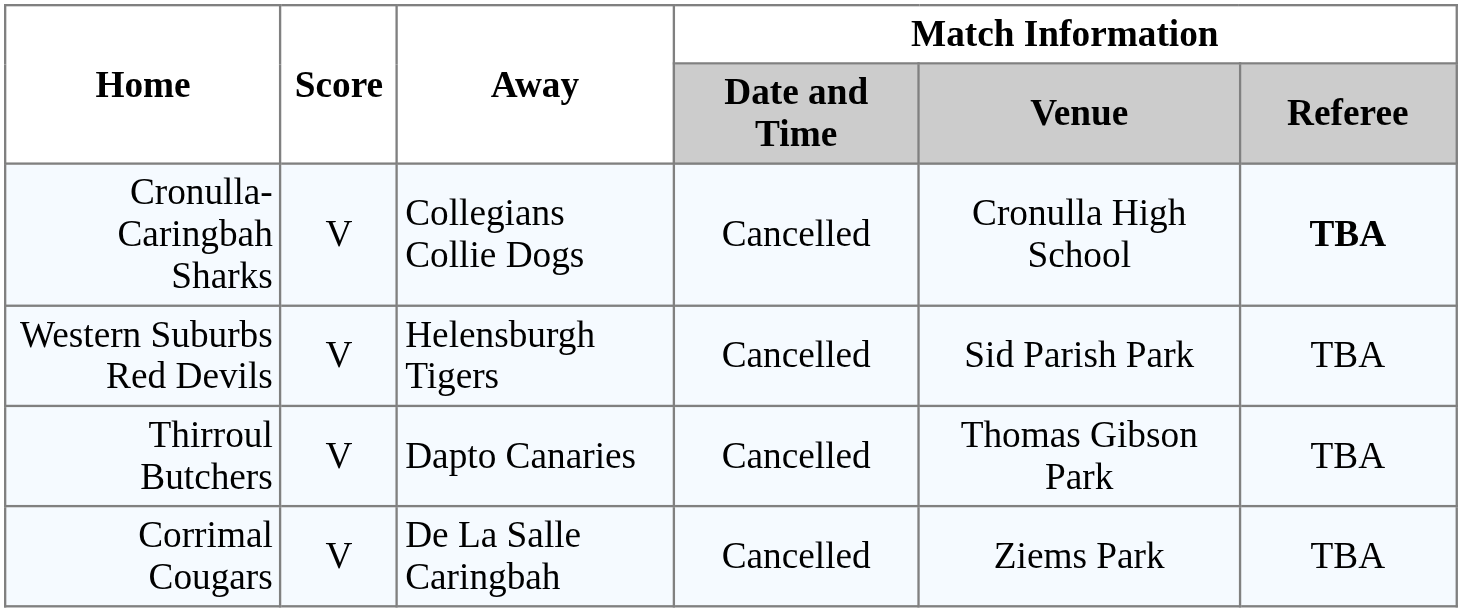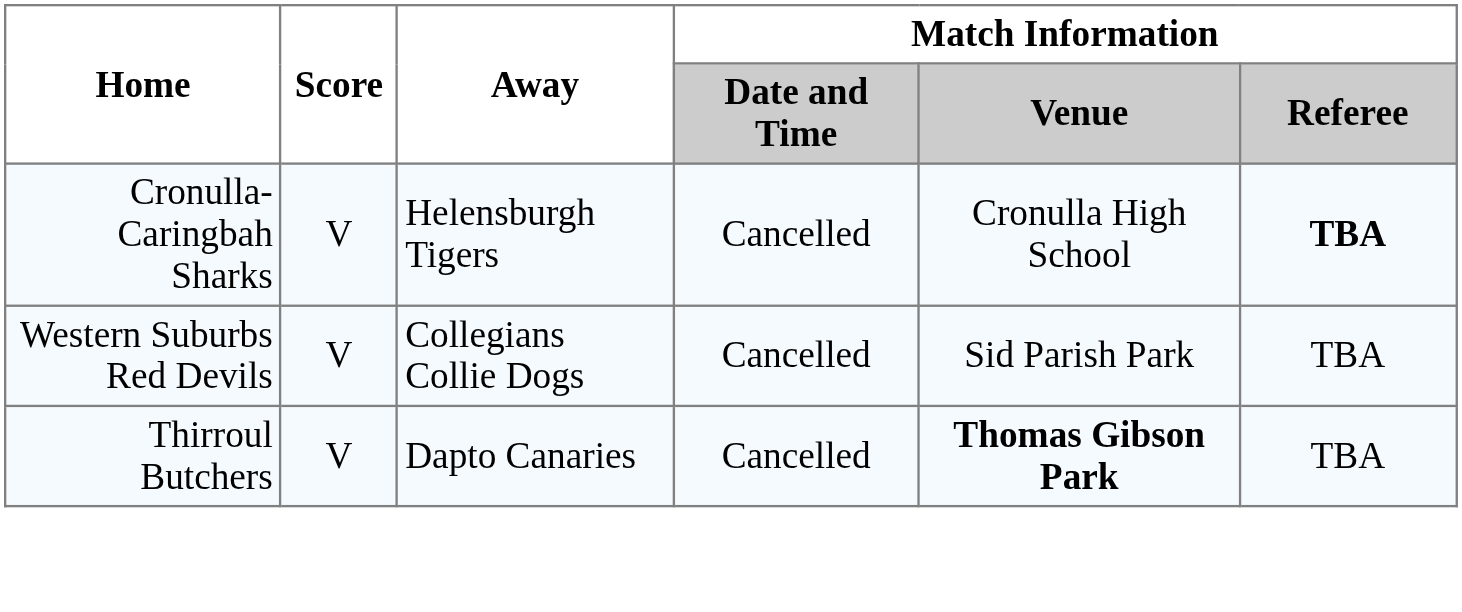(495, 234) Collegians Collie Dogs -> (500, 234) Helensburgh Tigers
(500, 355) Helensburgh Tigers -> (495, 355) Collegians Collie Dogs
(1079, 455) normal -> (1079, 455) bold
- row: (205, 555)
